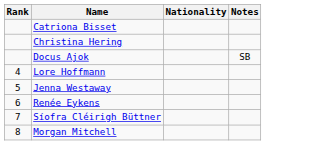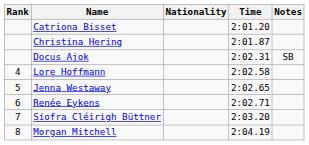+ column: (250, 12)
